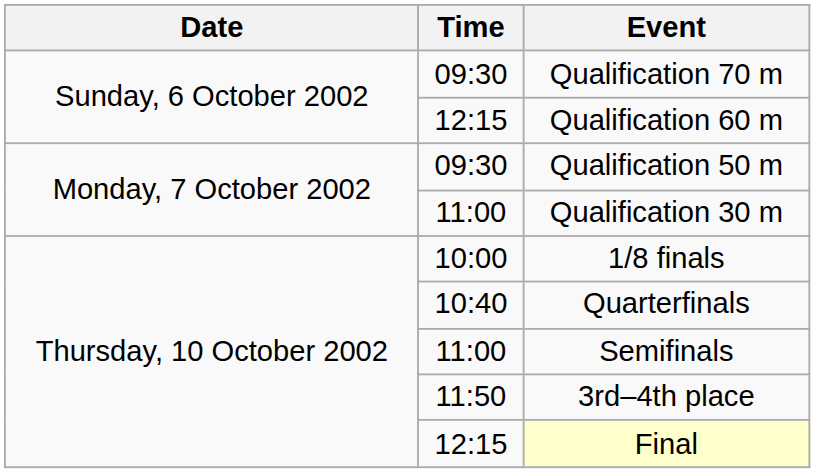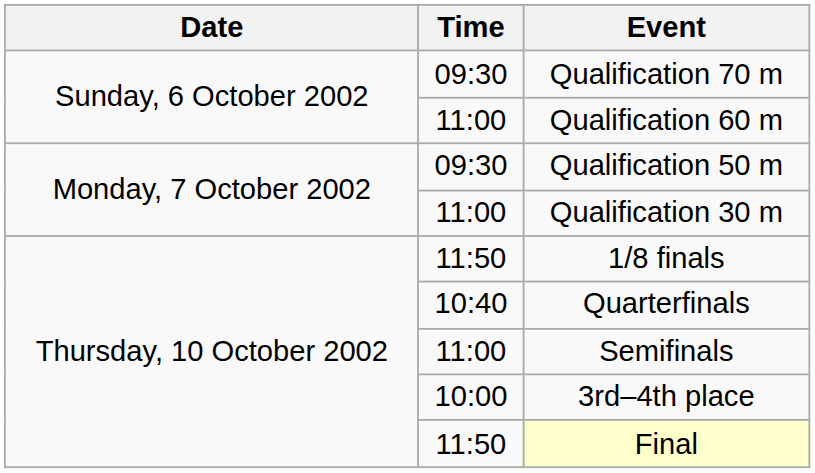(471, 119) 12:15 -> (471, 119) 11:00
(471, 258) 10:00 -> (471, 258) 11:50
(471, 397) 11:50 -> (471, 397) 10:00
(471, 443) 12:15 -> (471, 443) 11:50
